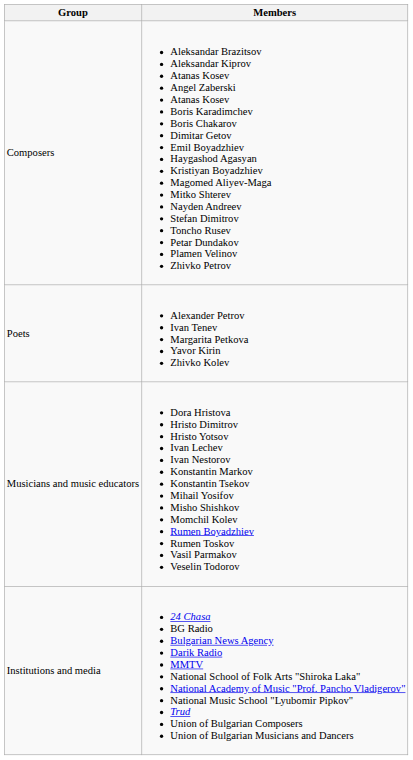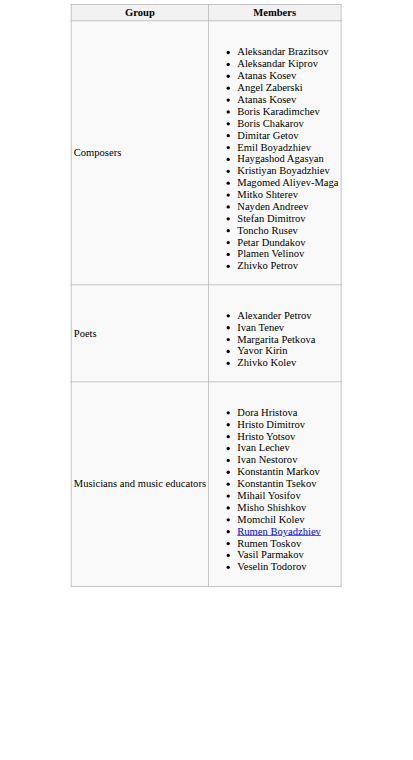- row: (54, 670)
